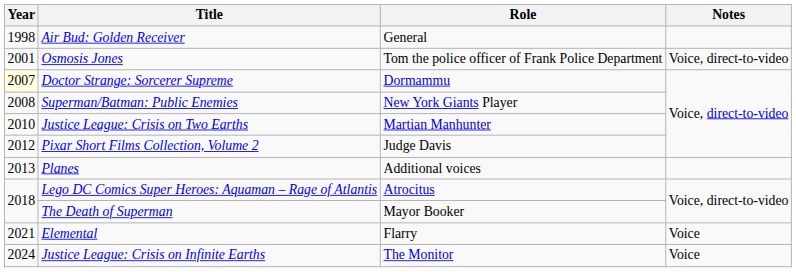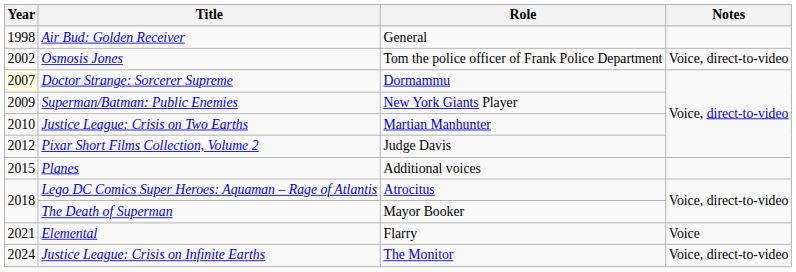(21, 59) 2001 -> (21, 59) 2002
(21, 102) 2008 -> (21, 102) 2009
(21, 168) 2013 -> (21, 168) 2015
(684, 255) Voice -> (729, 255) Voice, direct-to-video
